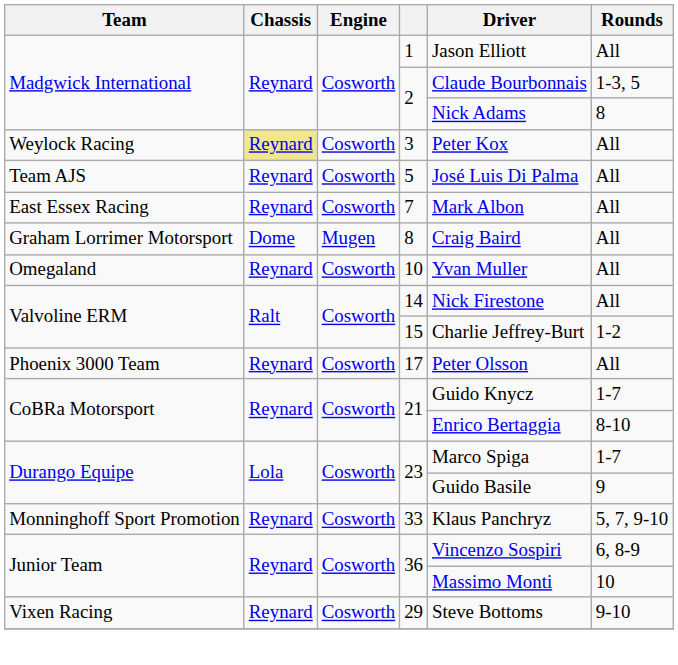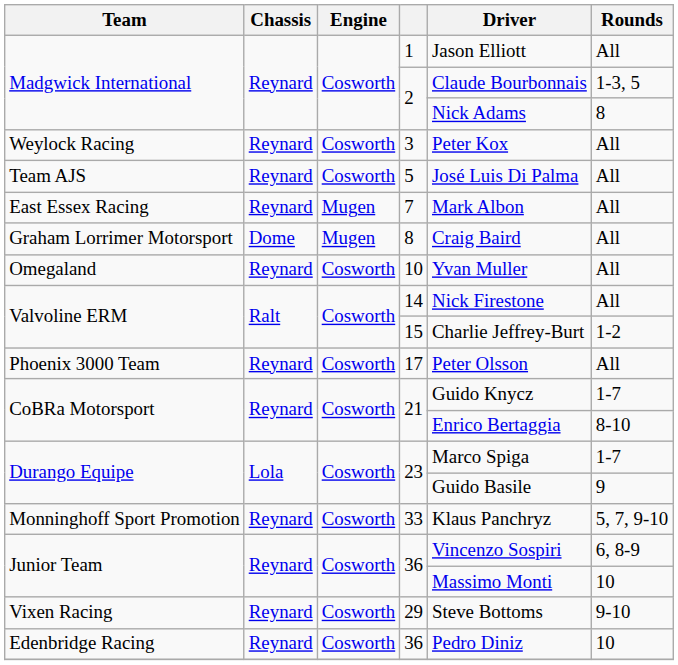(281, 144) khaki background -> (281, 144) no background
(358, 206) Cosworth -> (348, 206) Mugen
+ row: (82, 643)
